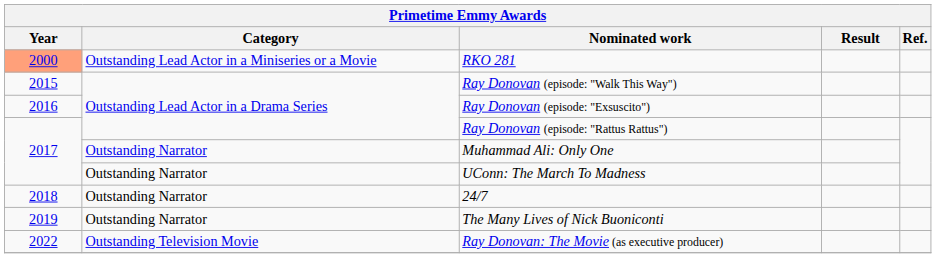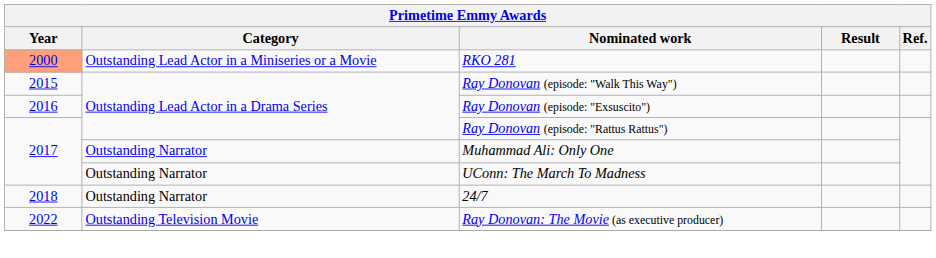- row: (563, 219)
